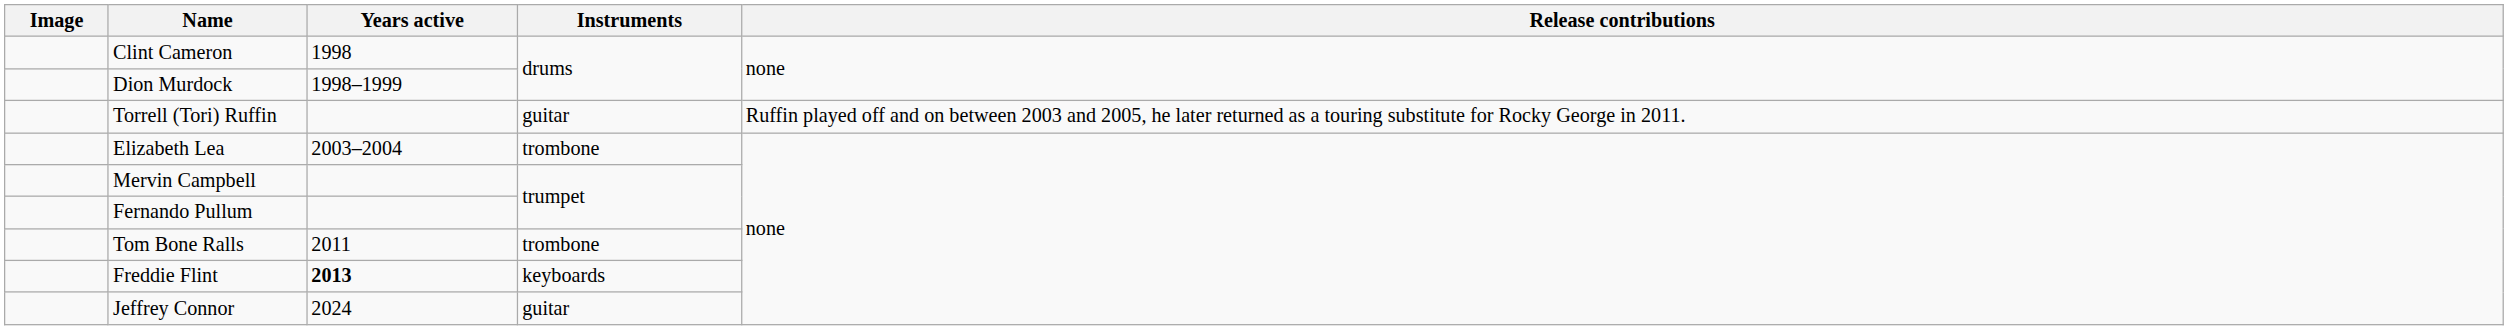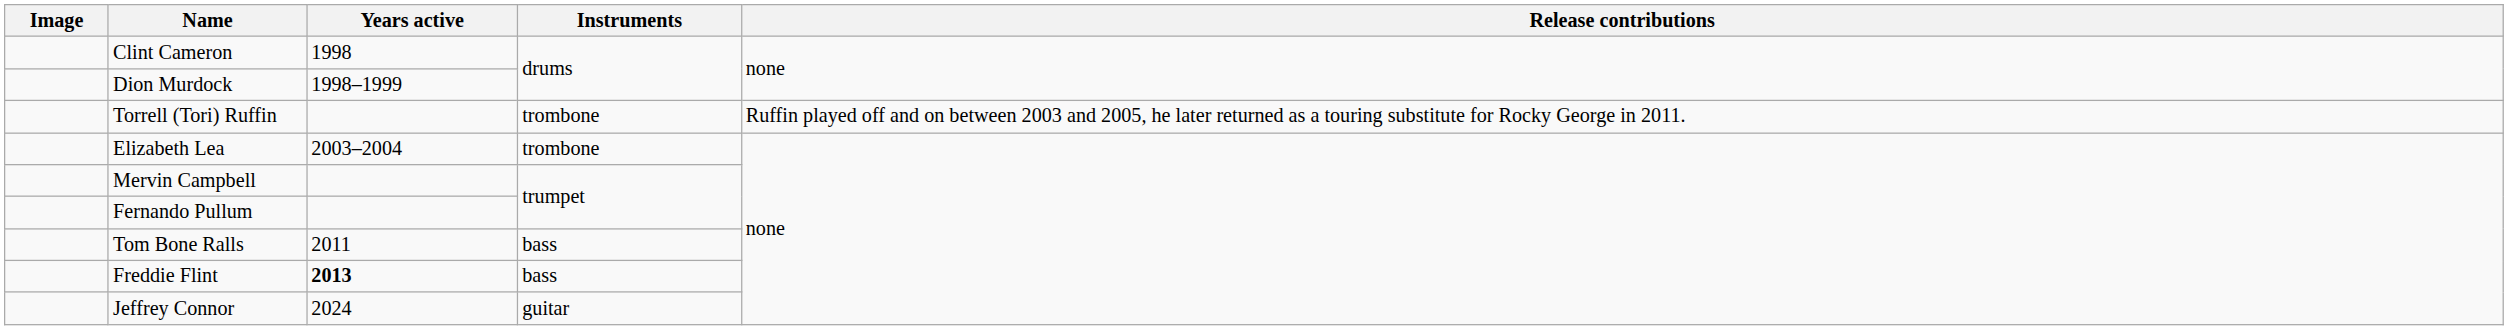(546, 116) guitar -> (561, 116) trombone
(561, 244) trombone -> (540, 244) bass
(564, 276) keyboards -> (540, 276) bass
